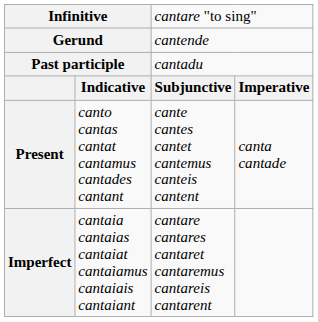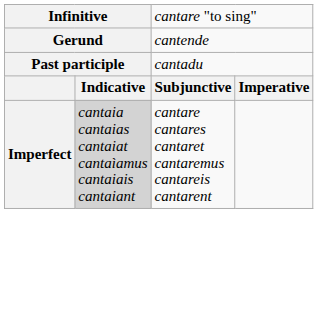- row: (40, 154)
(113, 262) no background -> (113, 154) lightgrey background
